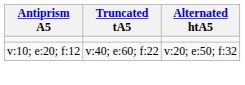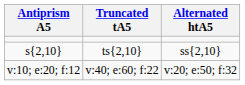+ row: (122, 51)
